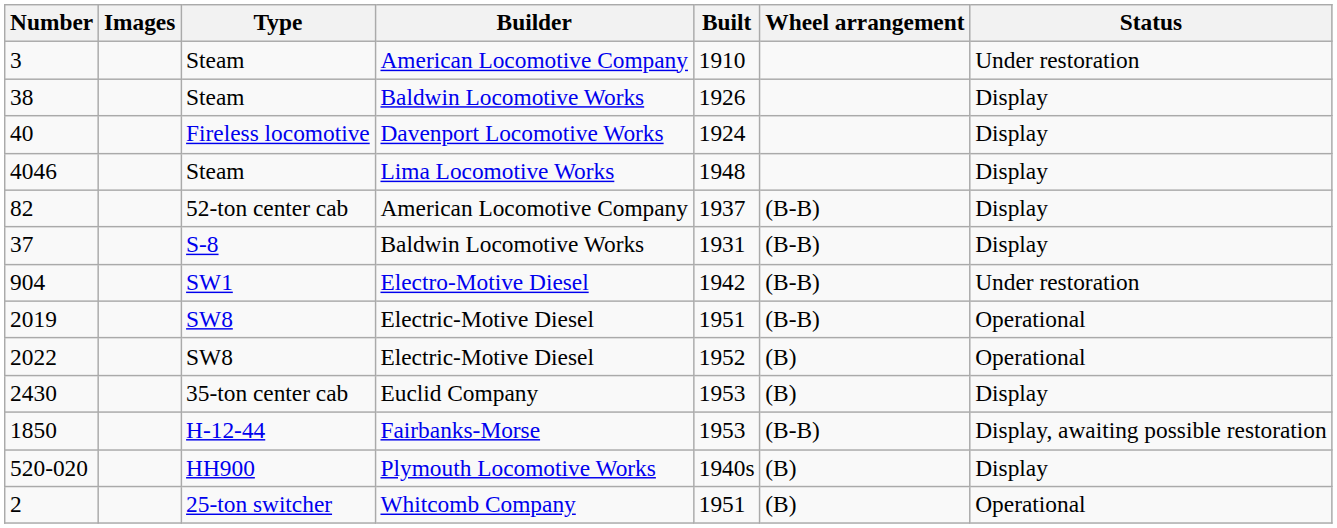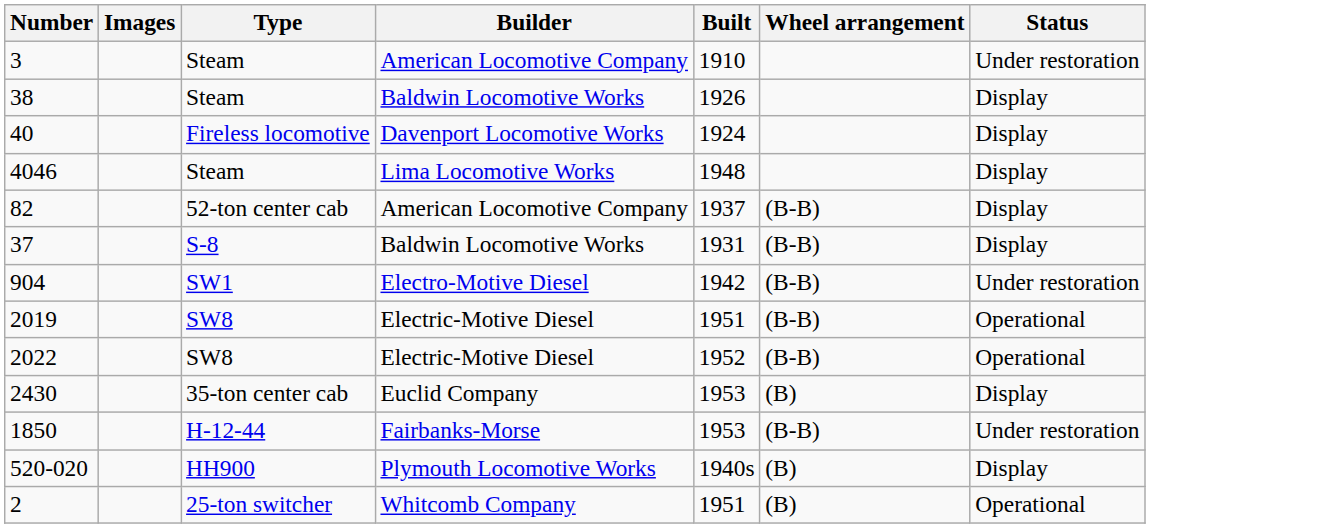(781, 356) (B) -> (793, 356) (B-B)
(1151, 430) Display, awaiting possible restoration -> (1057, 430) Under restoration
